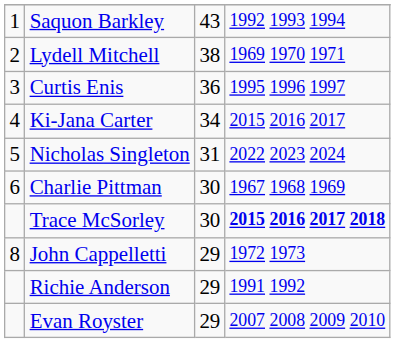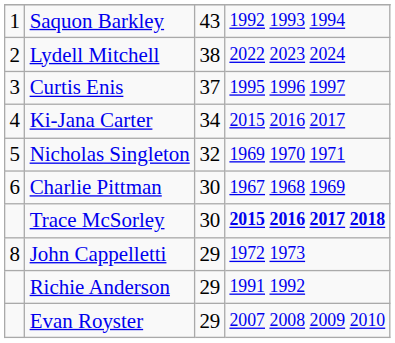(287, 54) 1969 1970 1971 -> (287, 54) 2022 2023 2024
(210, 87) 36 -> (210, 87) 37
(210, 154) 31 -> (210, 154) 32
(287, 154) 2022 2023 2024 -> (287, 154) 1969 1970 1971
